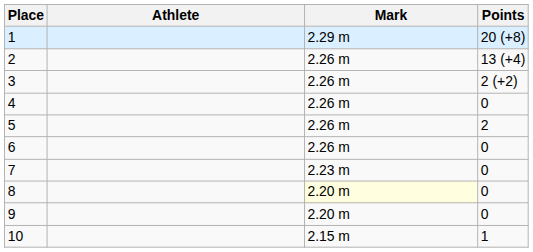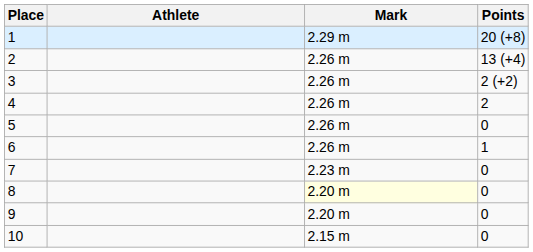(485, 103) 0 -> (485, 103) 2
(485, 125) 2 -> (485, 125) 0
(485, 147) 0 -> (485, 147) 1
(485, 236) 1 -> (485, 236) 0
